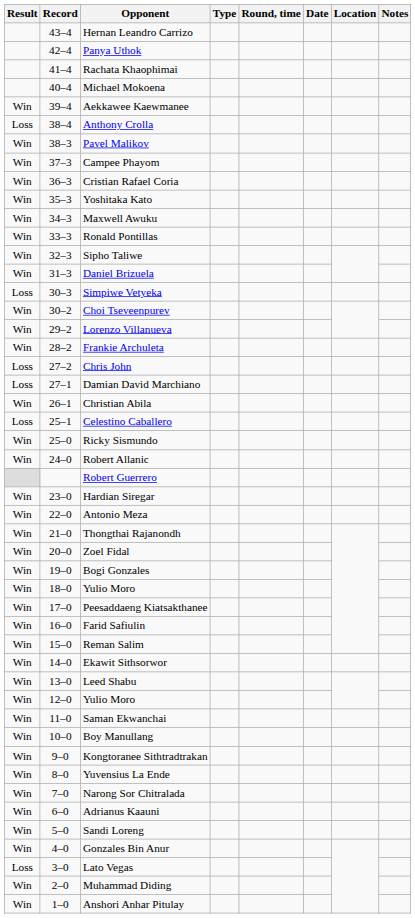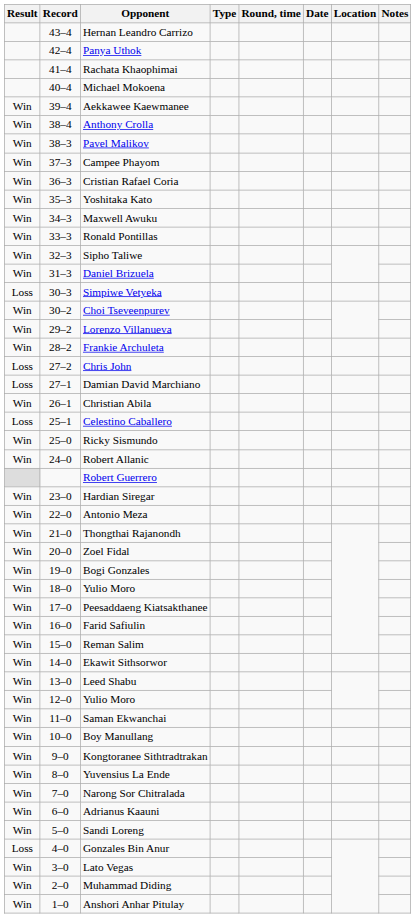(22, 125) Loss -> (22, 125) Win
(22, 848) Win -> (22, 848) Loss
(22, 867) Loss -> (22, 867) Win
